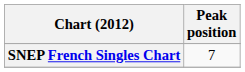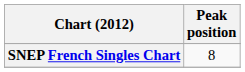(212, 55) 7 -> (212, 55) 8
